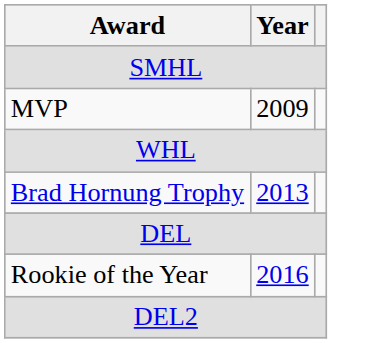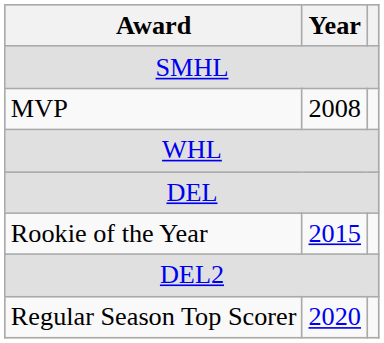(282, 108) 2009 -> (335, 108) 2008
- row: (127, 191)
(282, 274) 2016 -> (335, 233) 2015
+ row: (154, 316)
